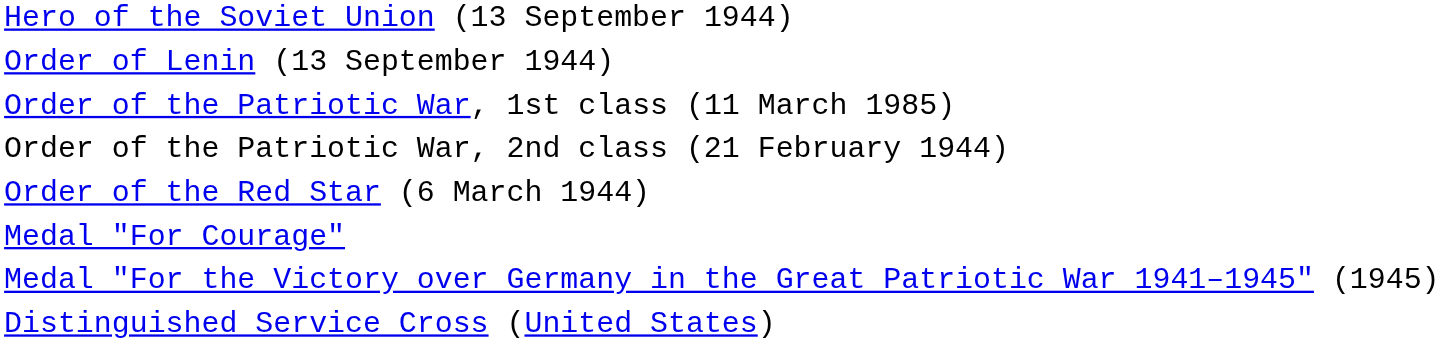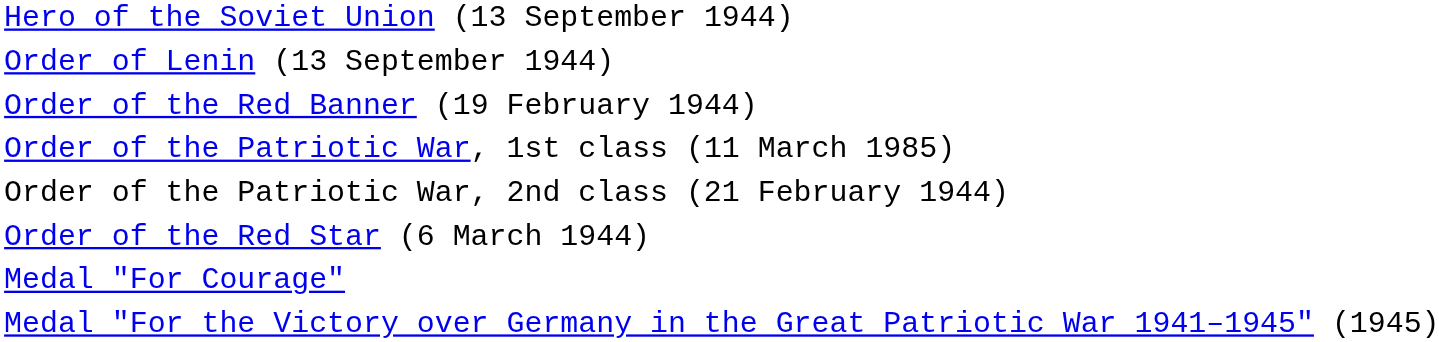+ row: (381, 106)
- row: (390, 324)
